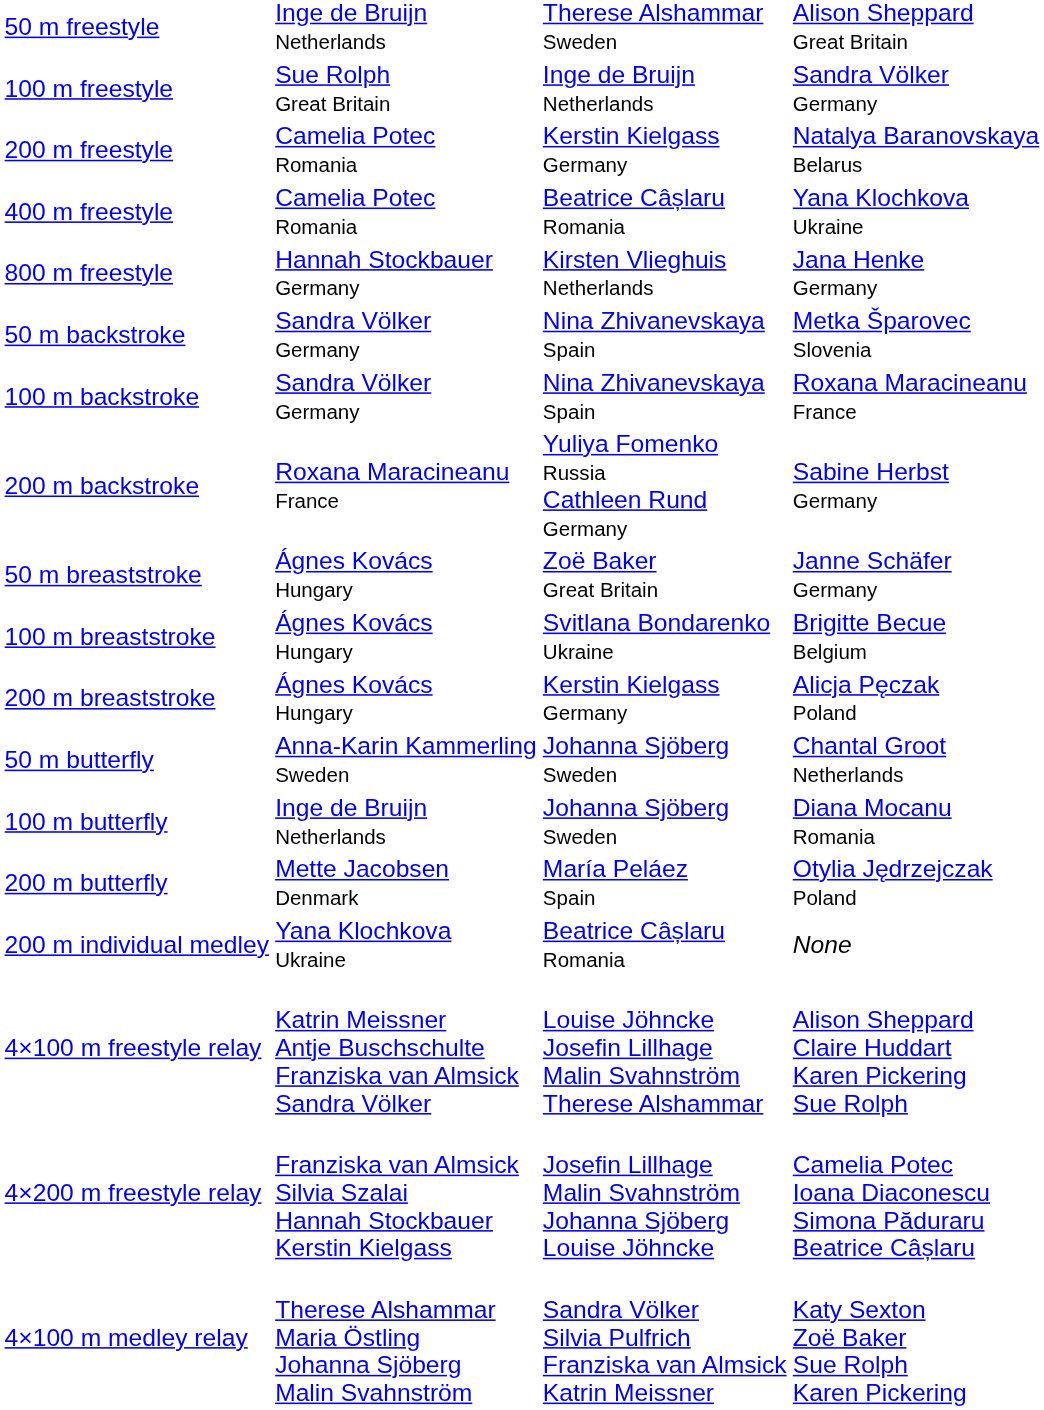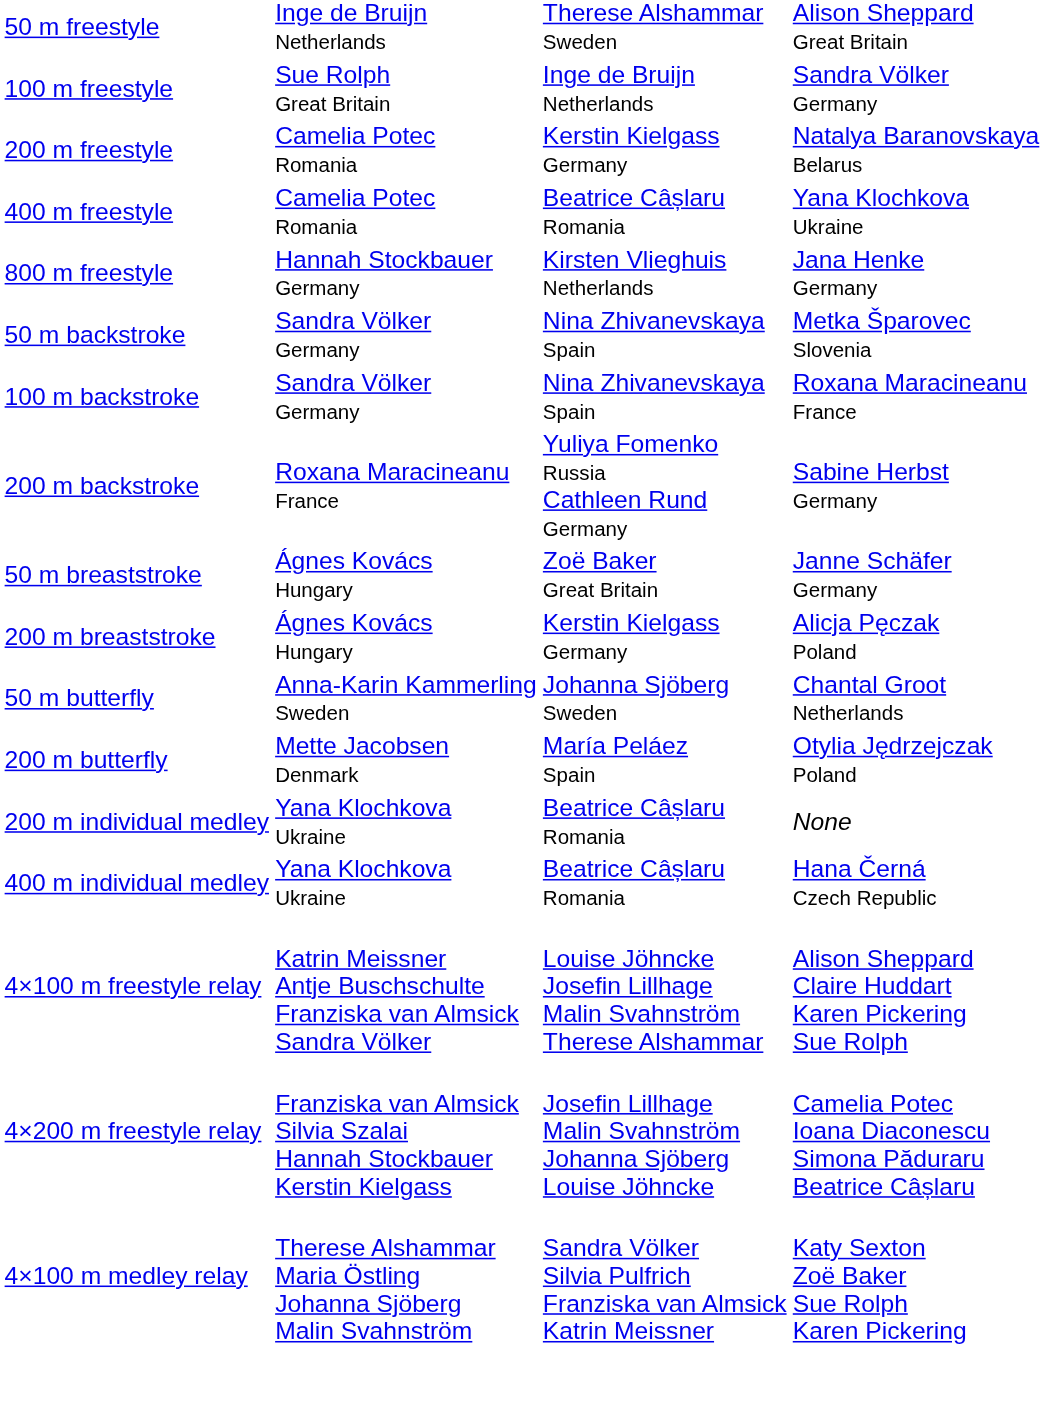- row: (110, 636)
- row: (86, 821)
+ row: (137, 883)
